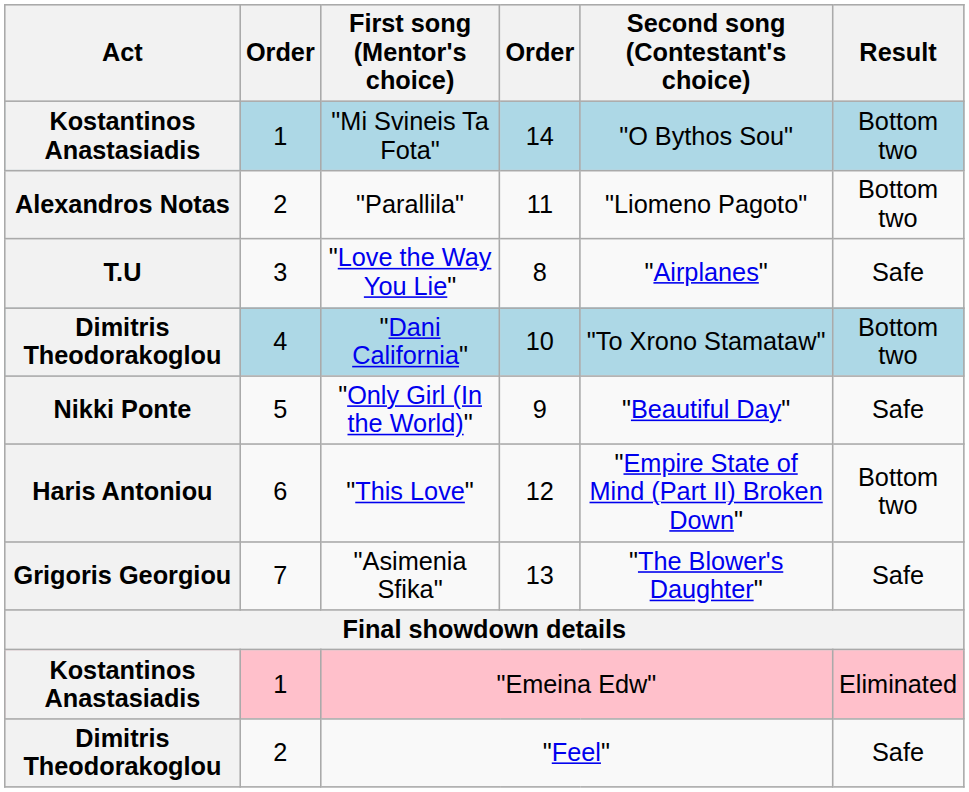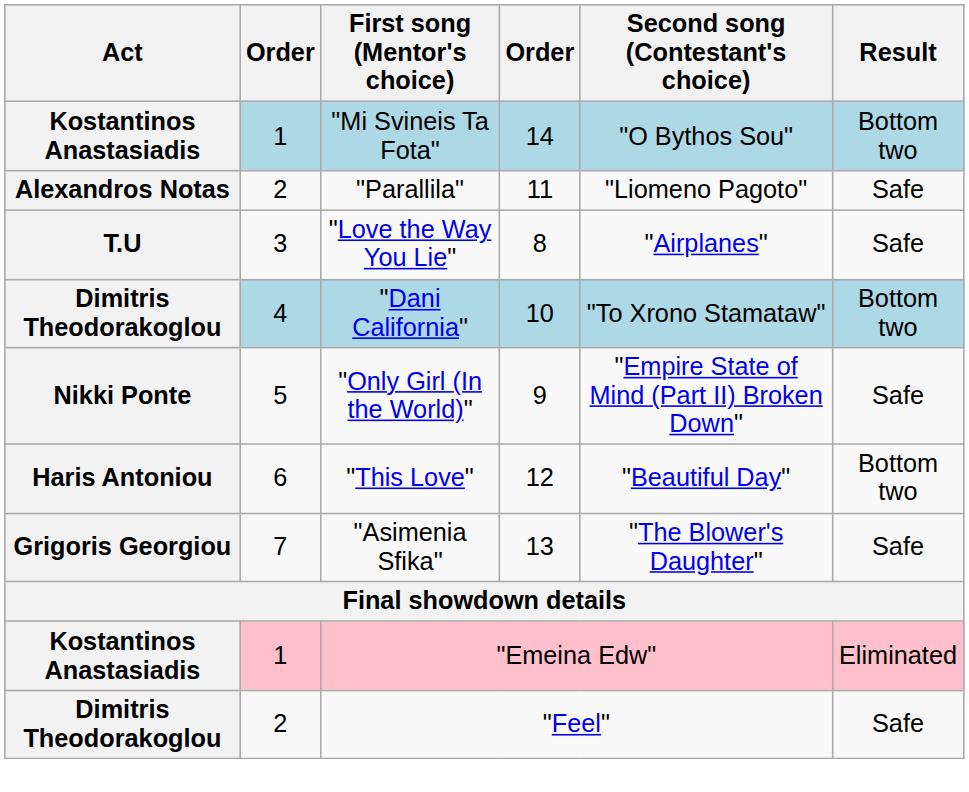(898, 204) Bottom two -> (898, 190) Safe
(706, 409) "Beautiful Day" -> (706, 395) "Empire State of Mind (Part II) Broken Down"
(706, 492) "Empire State of Mind (Part II) Broken Down" -> (706, 478) "Beautiful Day"
